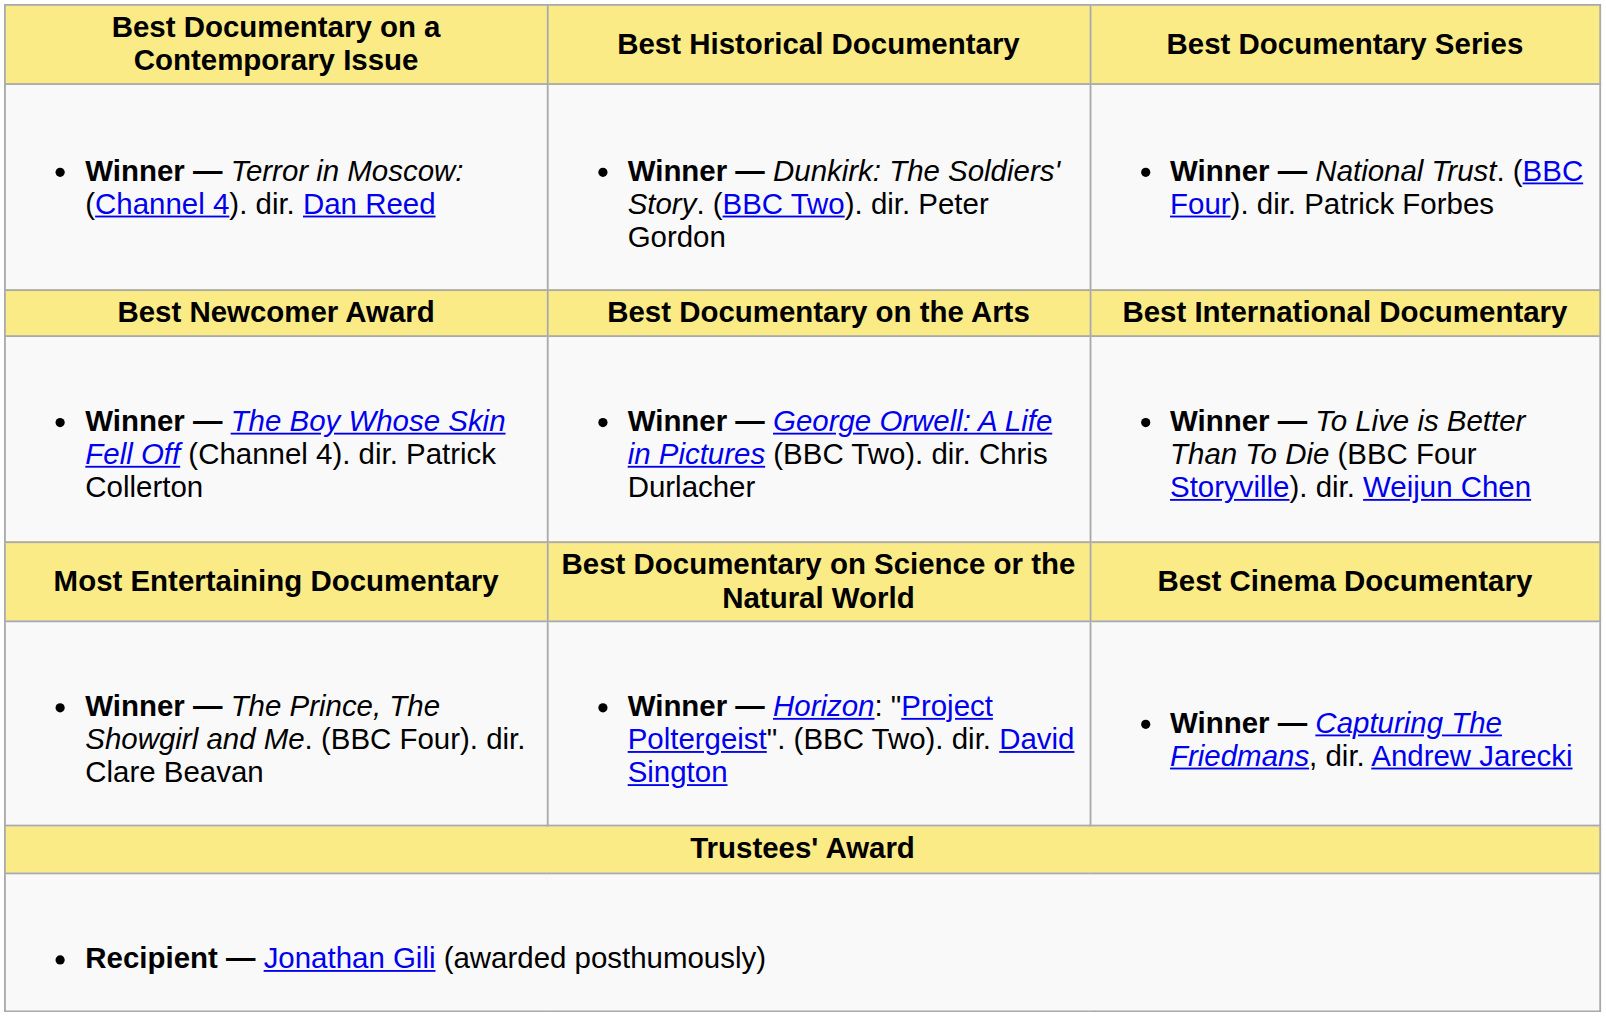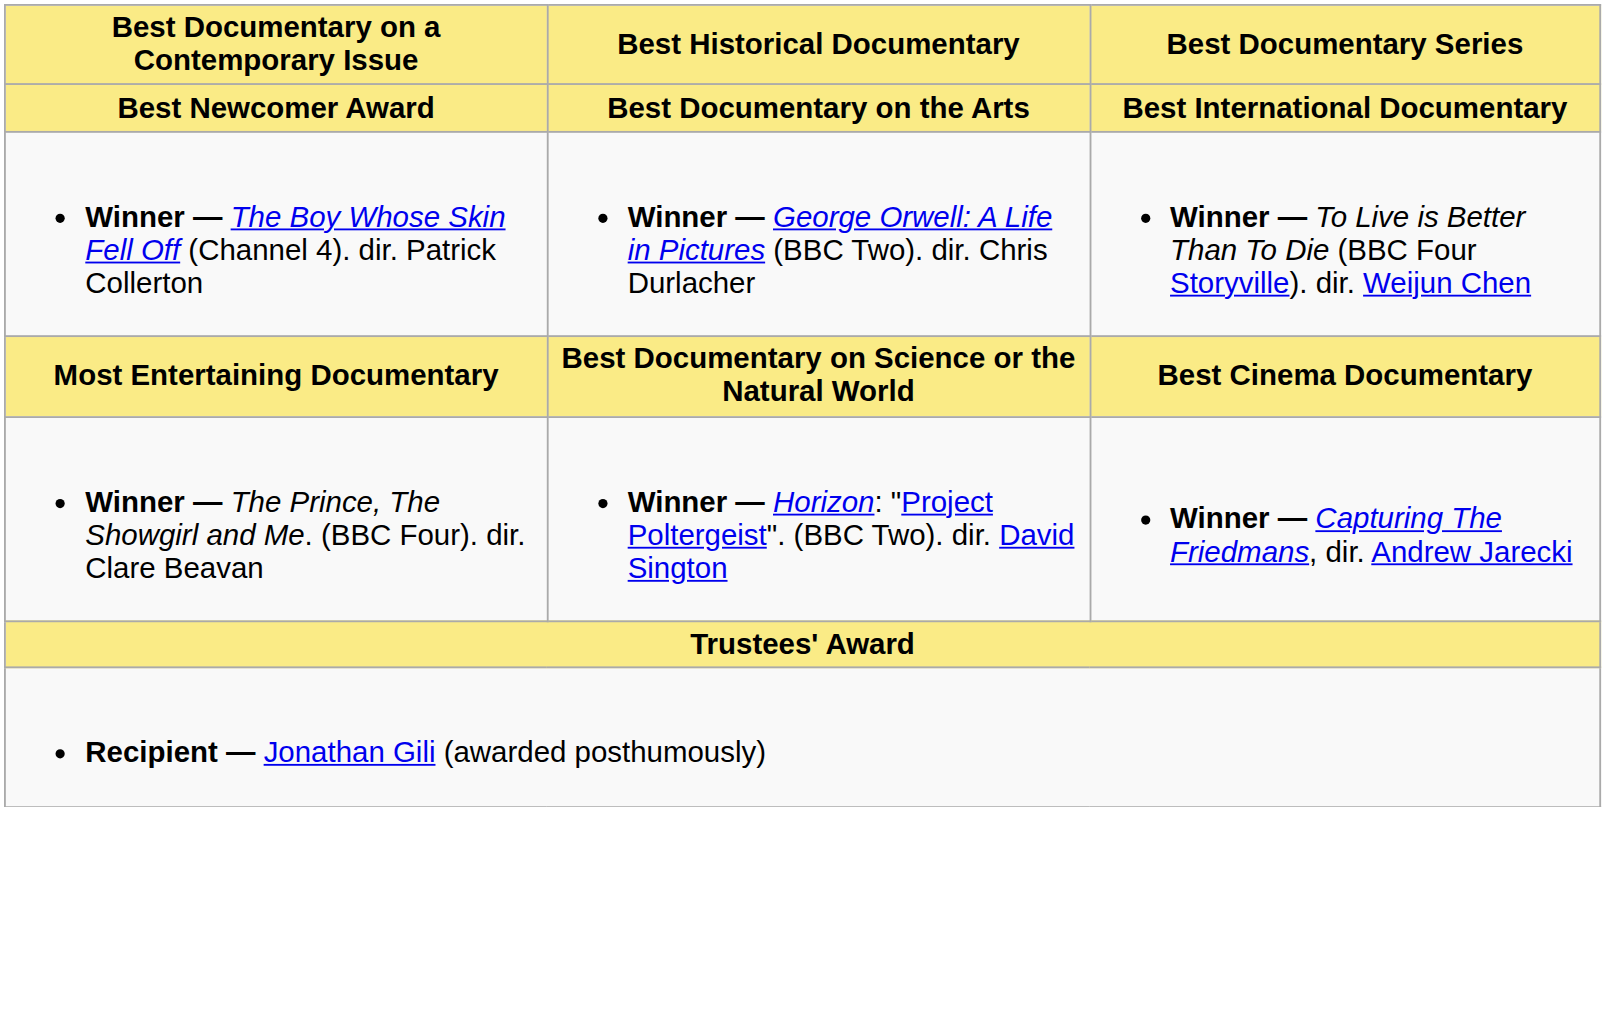- row: (276, 187)
